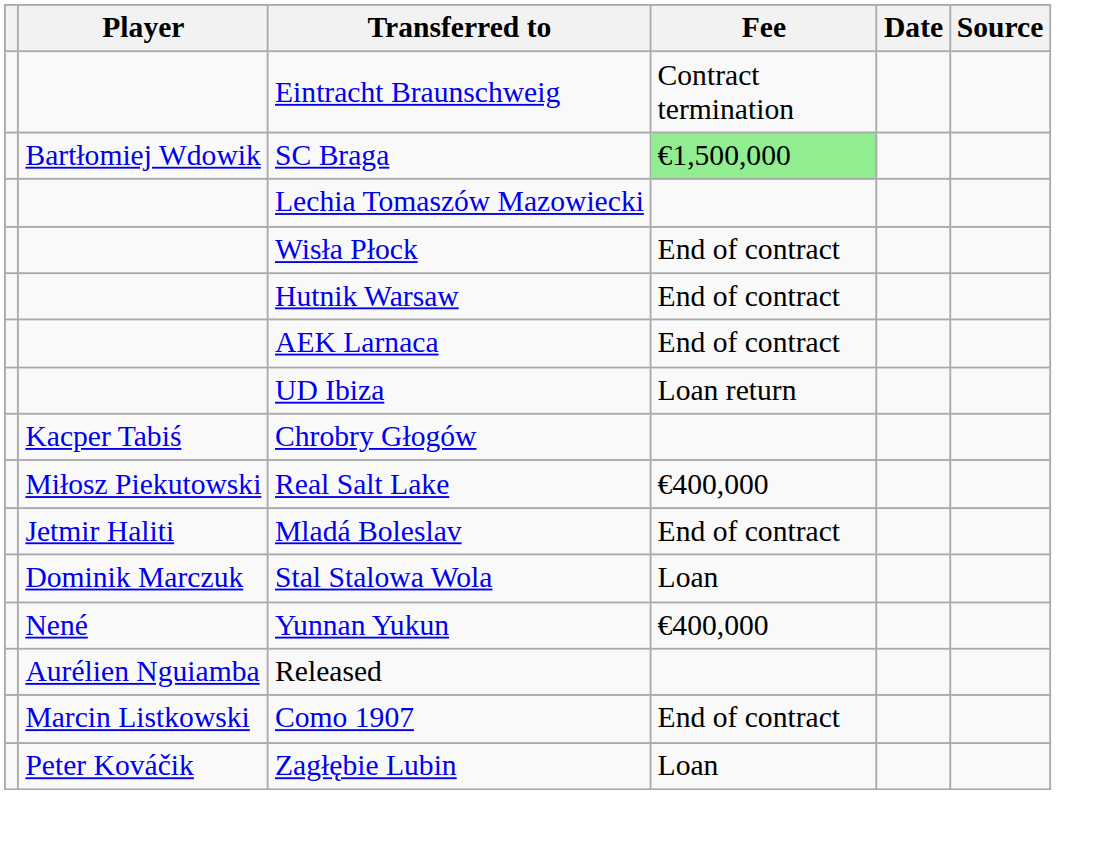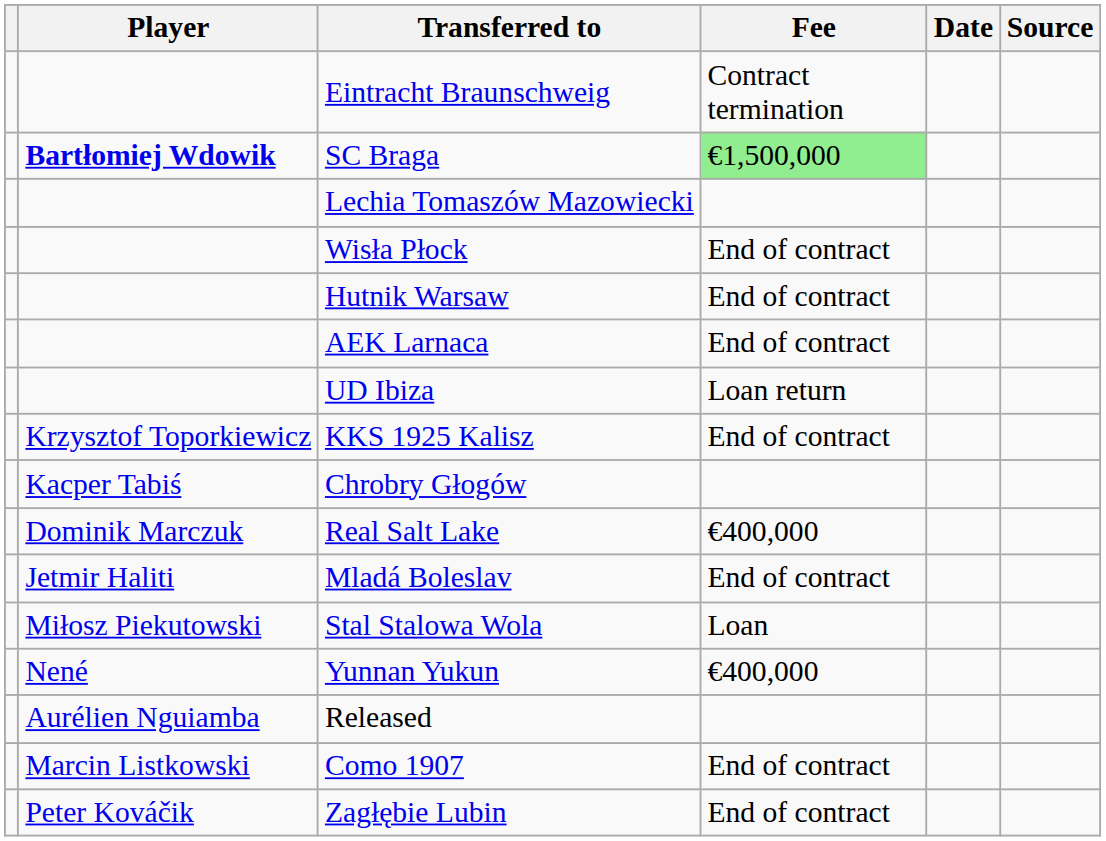(143, 155) normal -> (151, 155) bold
+ row: (429, 436)
(143, 483) Miłosz Piekutowski -> (134, 530) Dominik Marczuk
(134, 577) Dominik Marczuk -> (143, 624) Miłosz Piekutowski
(688, 765) Loan -> (799, 812) End of contract
